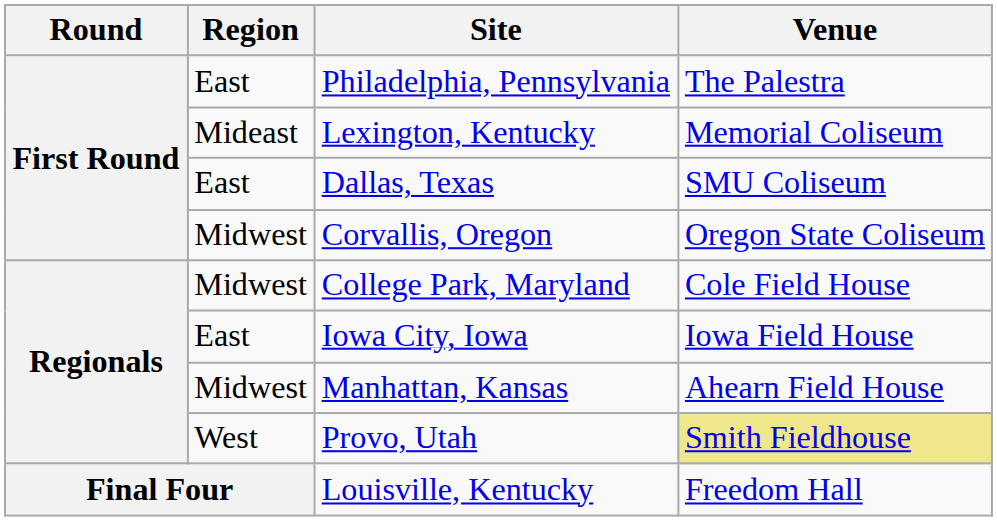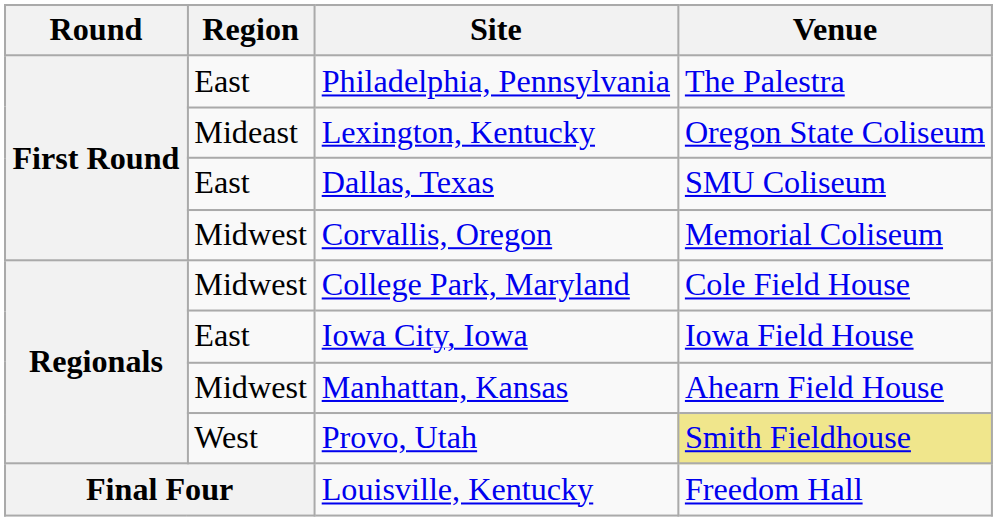(814, 132) Memorial Coliseum -> (835, 132) Oregon State Coliseum
(835, 234) Oregon State Coliseum -> (814, 234) Memorial Coliseum
